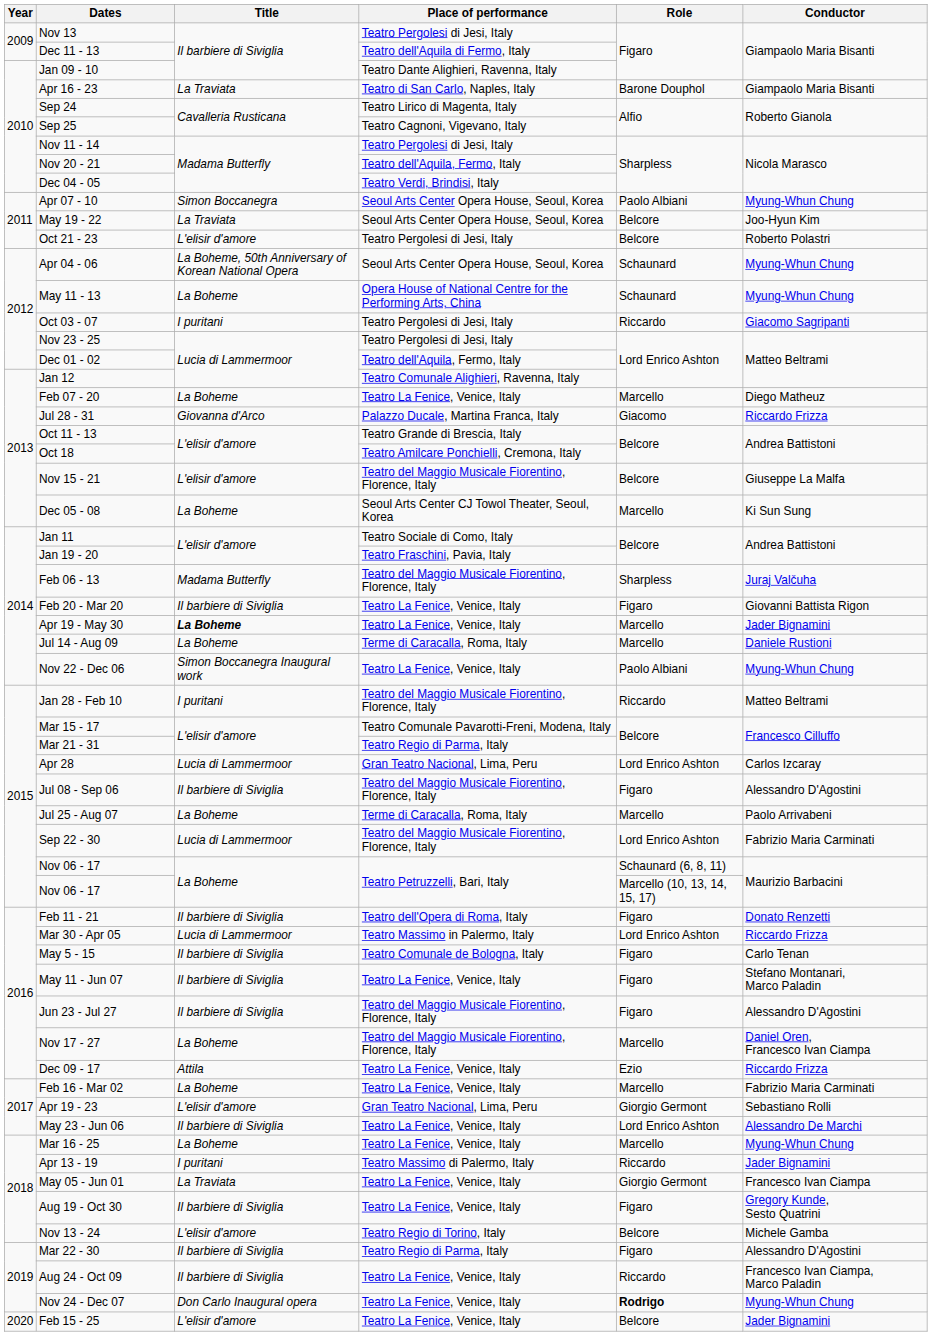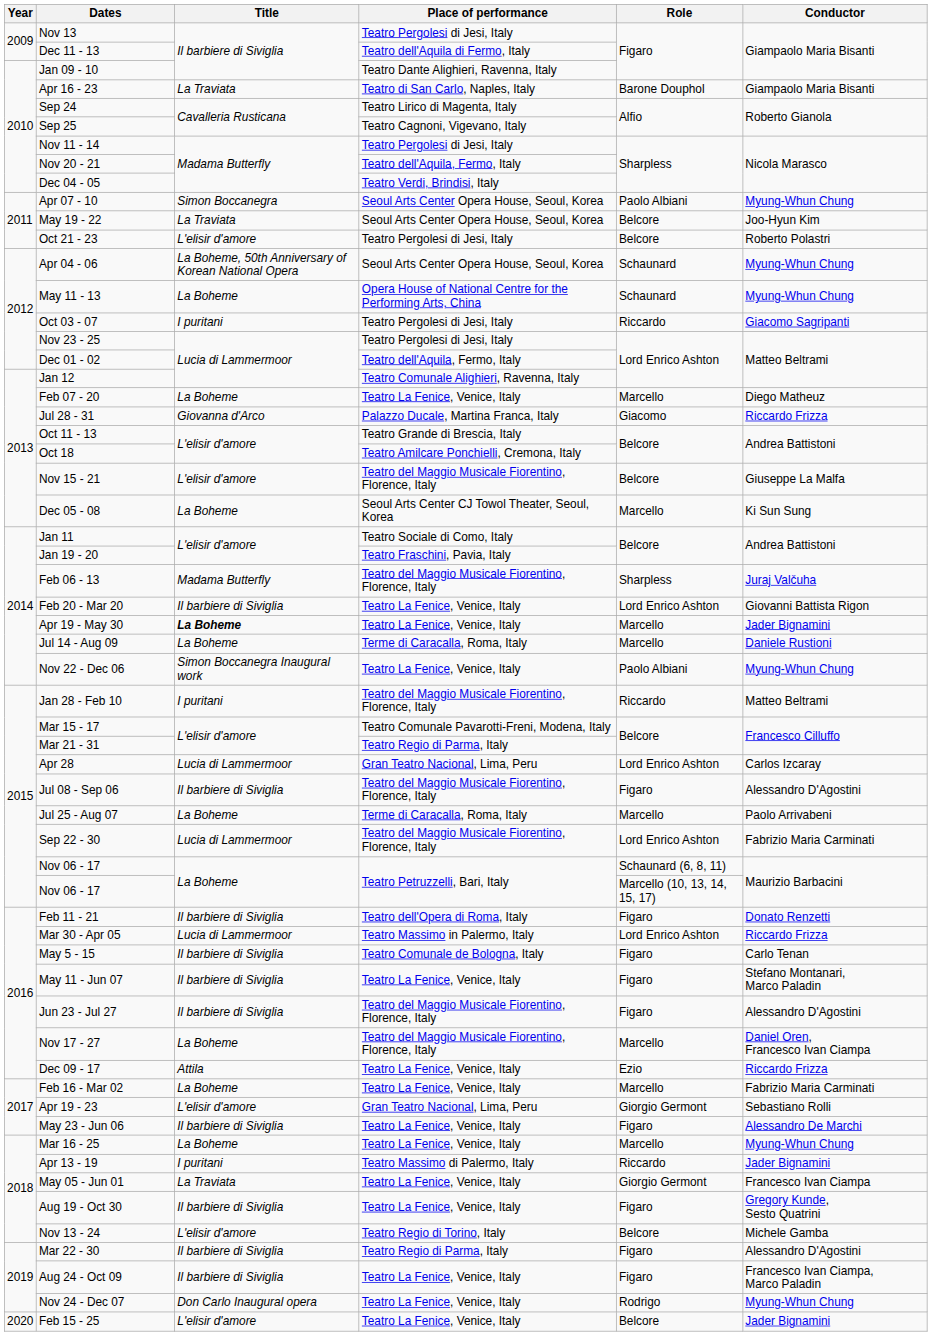(636, 606) Figaro -> (669, 606) Lord Enrico Ashton
(669, 1125) Lord Enrico Ashton -> (636, 1125) Figaro
(642, 1277) Riccardo -> (636, 1277) Figaro
(642, 1302) bold -> (640, 1302) normal
